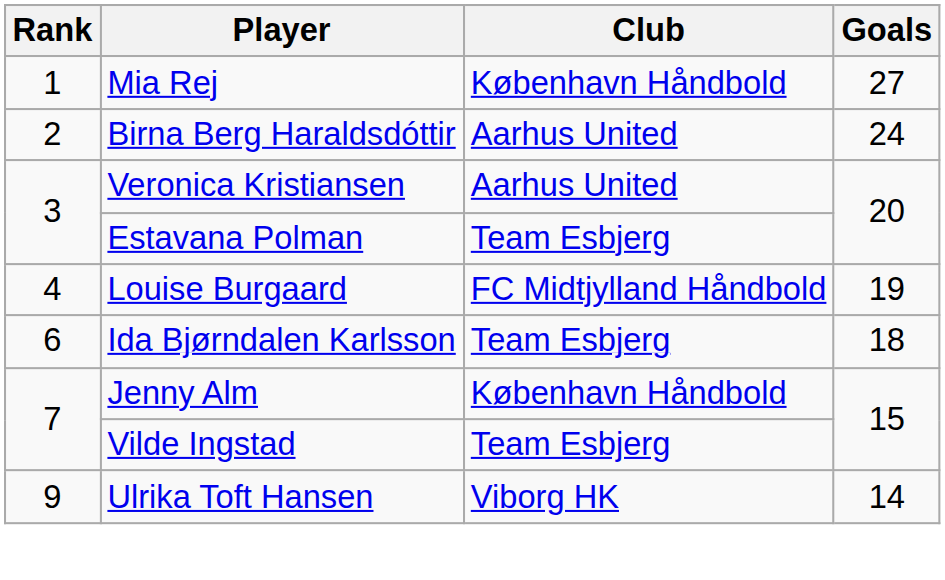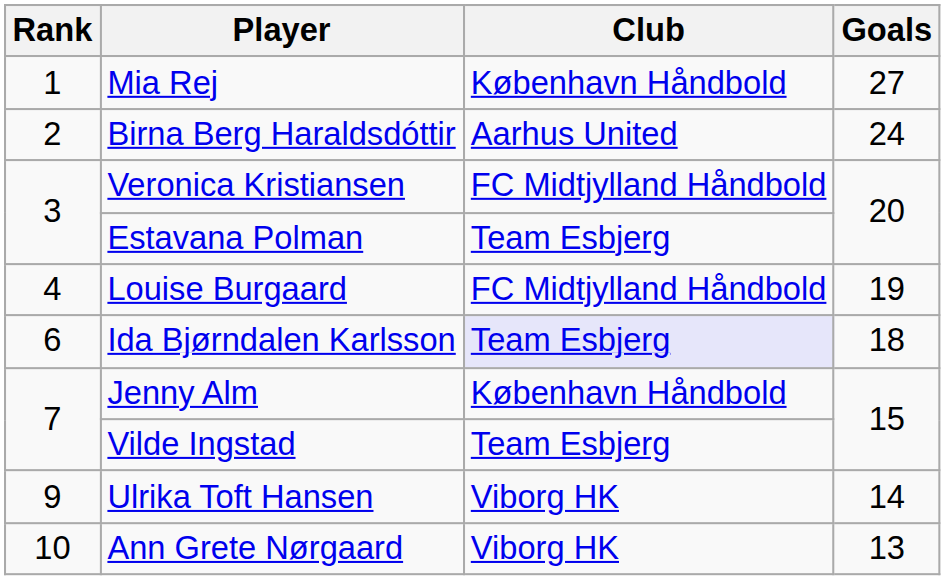(574, 185) Aarhus United -> (649, 185) FC Midtjylland Håndbold
(571, 340) no background -> (571, 340) lavender background
+ row: (255, 548)
